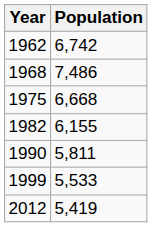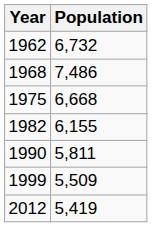(76, 45) 6,742 -> (76, 45) 6,732
(76, 180) 5,533 -> (76, 180) 5,509
